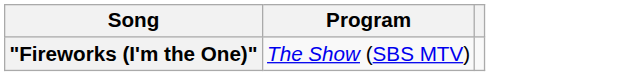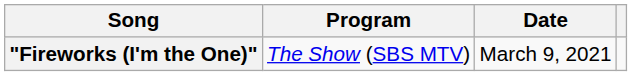+ column: (546, 20)
